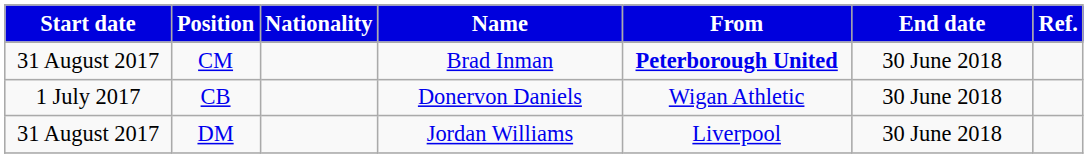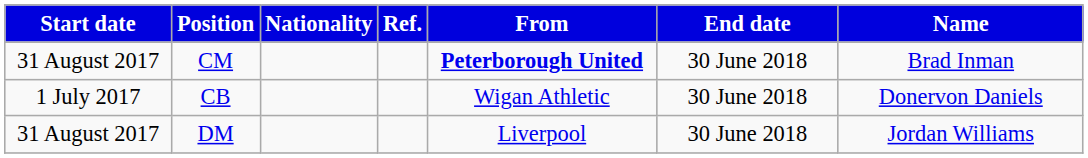columns swapped: (500, 23) <-> (1058, 23)
